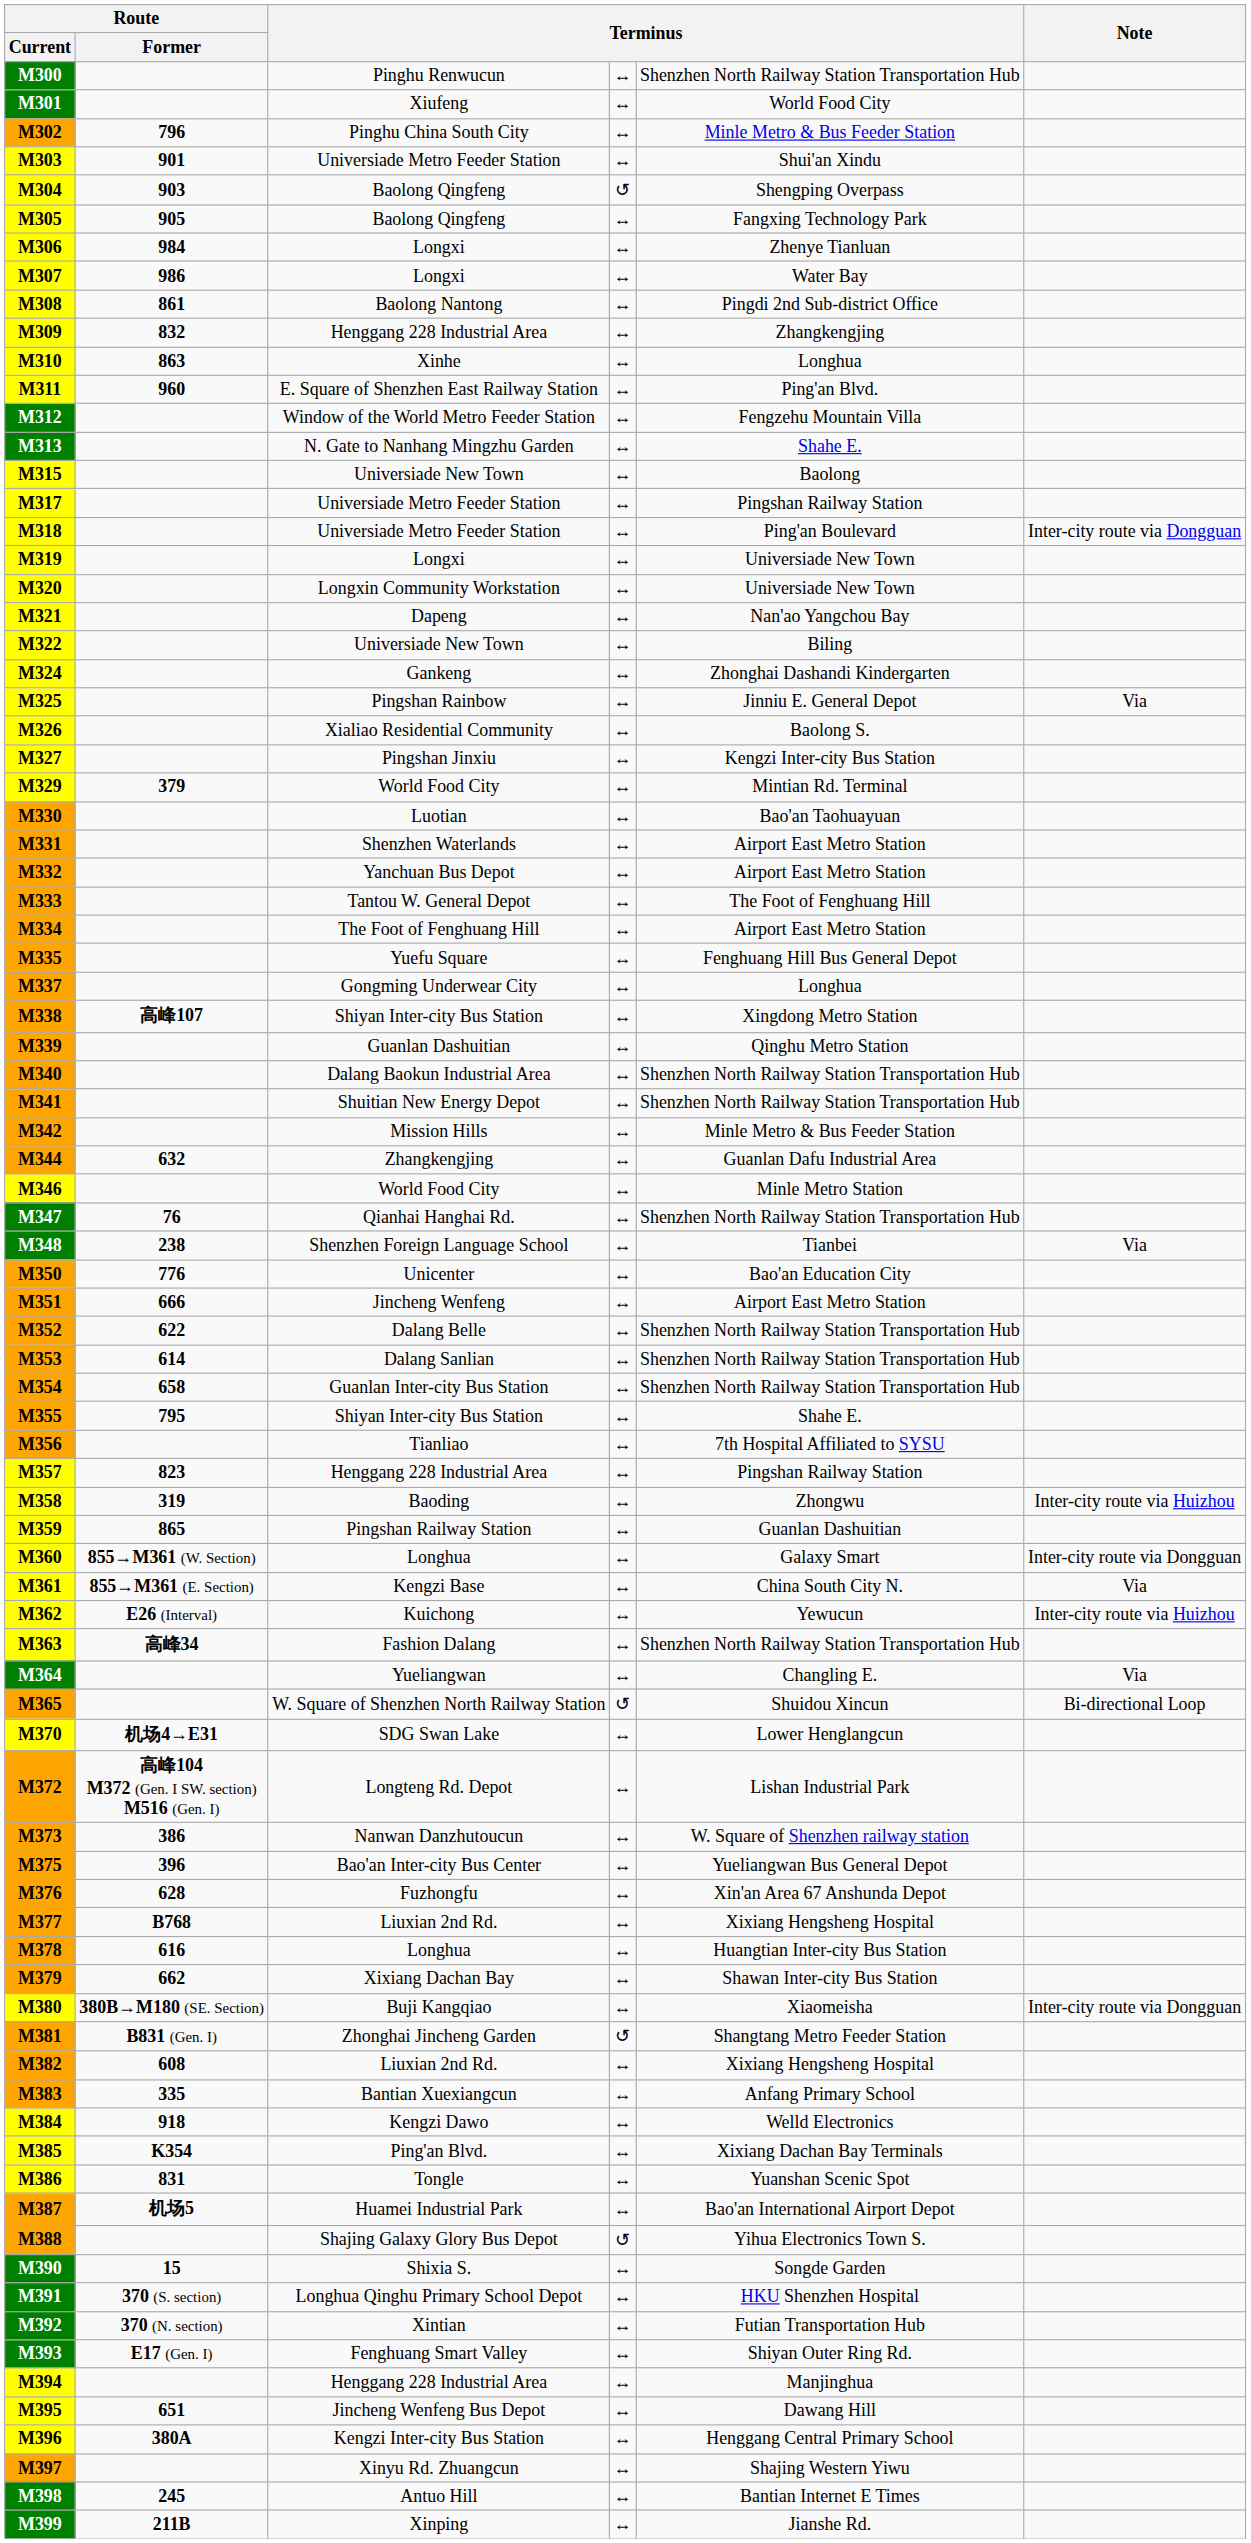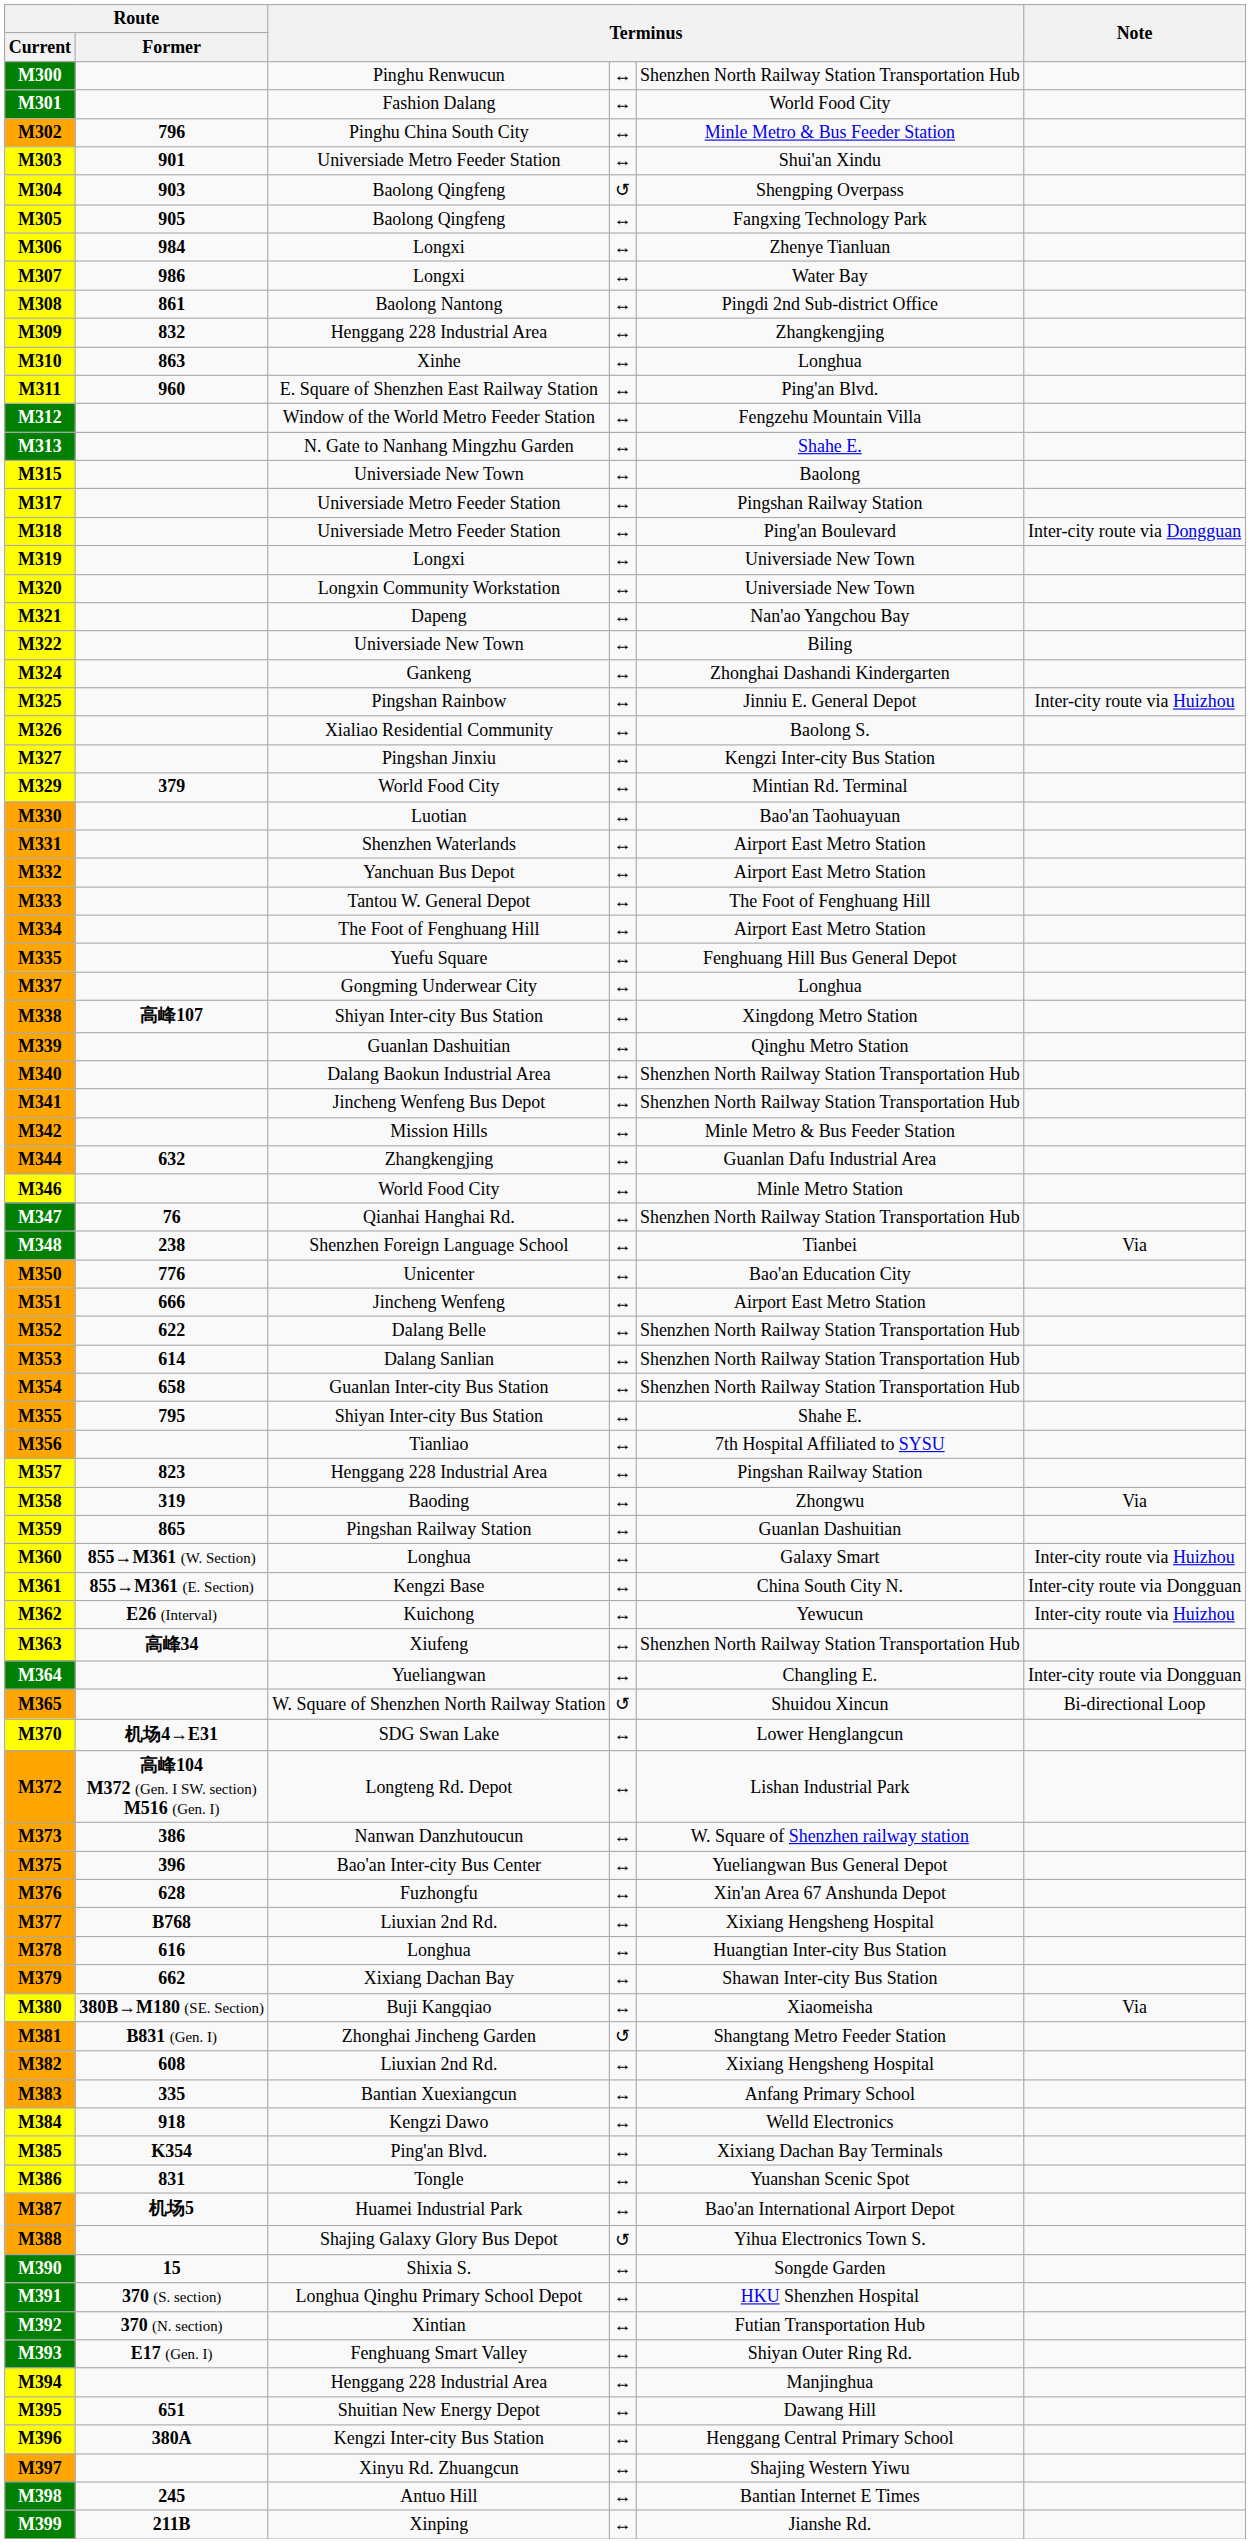(439, 103) Xiufeng -> (439, 103) Fashion Dalang
(1135, 701) Via -> (1135, 701) Inter-city route via Huizhou
(439, 1103) Shuitian New Energy Depot -> (439, 1103) Jincheng Wenfeng Bus Depot
(1135, 1501) Inter-city route via Huizhou -> (1135, 1501) Via
(1135, 1557) Inter-city route via Dongguan -> (1135, 1557) Inter-city route via Huizhou
(1135, 1586) Via -> (1135, 1586) Inter-city route via Dongguan
(439, 1644) Fashion Dalang -> (439, 1644) Xiufeng
(1135, 1674) Via -> (1135, 1674) Inter-city route via Dongguan
(1135, 2007) Inter-city route via Dongguan -> (1135, 2007) Via
(439, 2410) Jincheng Wenfeng Bus Depot -> (439, 2410) Shuitian New Energy Depot
